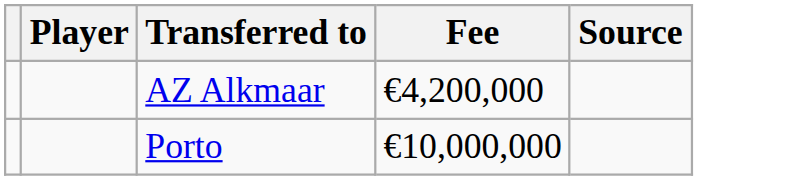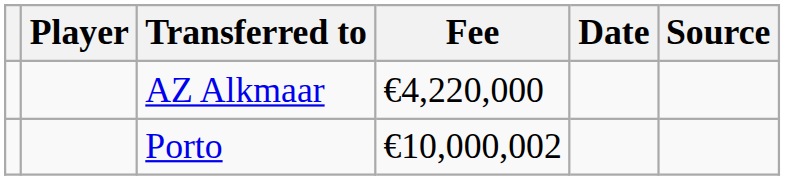+ column: (614, 32)
(464, 89) €4,200,000 -> (464, 89) €4,220,000
(473, 145) €10,000,000 -> (473, 145) €10,000,002
